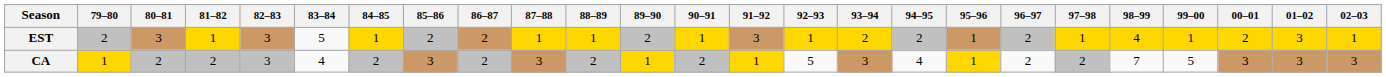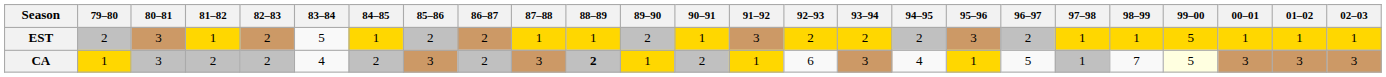(267, 38) 3 -> (267, 38) 2
(811, 38) 1 -> (811, 38) 2
(974, 38) 1 -> (974, 38) 3
(1137, 38) 4 -> (1137, 38) 1
(1191, 38) 1 -> (1191, 38) 5
(1245, 38) 2 -> (1245, 38) 1
(1300, 38) 3 -> (1300, 38) 1
(159, 61) 2 -> (159, 61) 3
(267, 61) 3 -> (267, 61) 2
(593, 61) normal -> (593, 61) bold
(811, 61) 5 -> (811, 61) 6
(1028, 61) 2 -> (1028, 61) 5
(1082, 61) 2 -> (1082, 61) 1
(1191, 61) no background -> (1191, 61) lightyellow background
